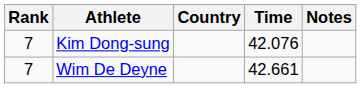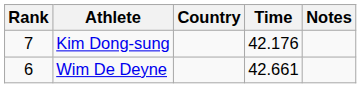(273, 43) 42.076 -> (273, 43) 42.176
(28, 69) 7 -> (28, 69) 6
